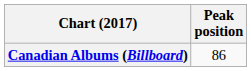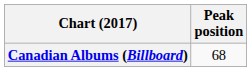(219, 54) 86 -> (219, 54) 68
